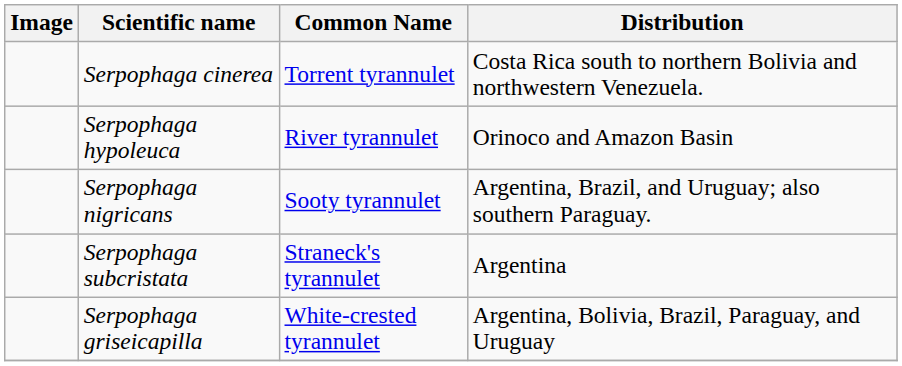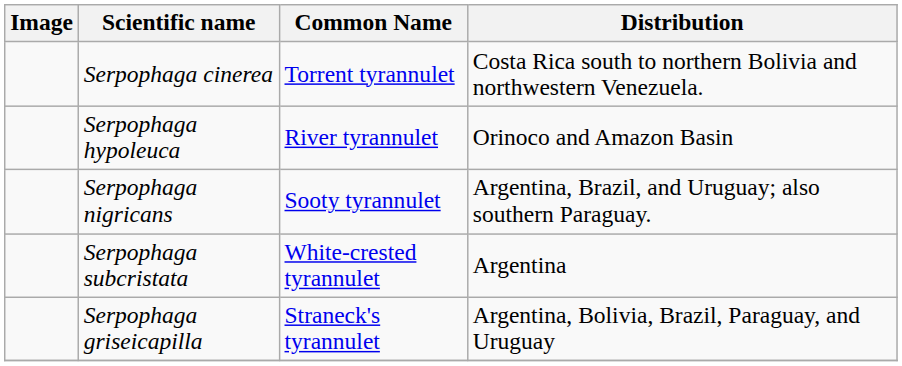(332, 264) Straneck's tyrannulet -> (350, 264) White-crested tyrannulet
(350, 328) White-crested tyrannulet -> (332, 328) Straneck's tyrannulet
